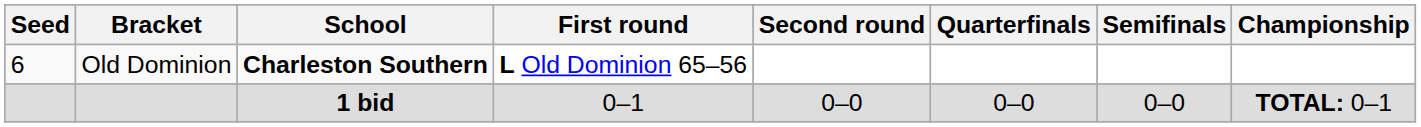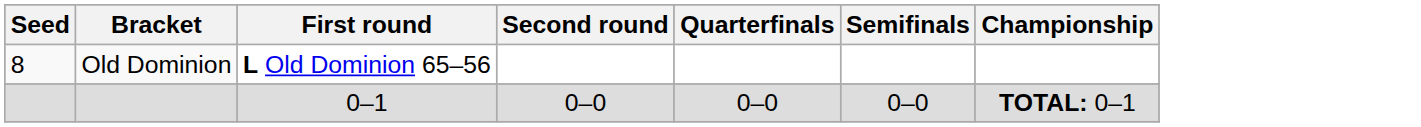- column: (365, 25)
(18, 64) 6 -> (18, 64) 8
